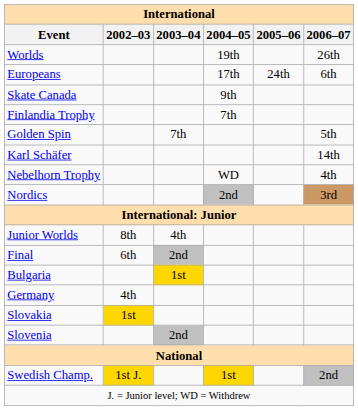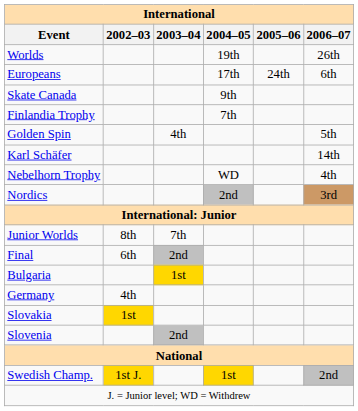(178, 134) 7th -> (178, 134) 4th
(178, 235) 4th -> (178, 235) 7th
